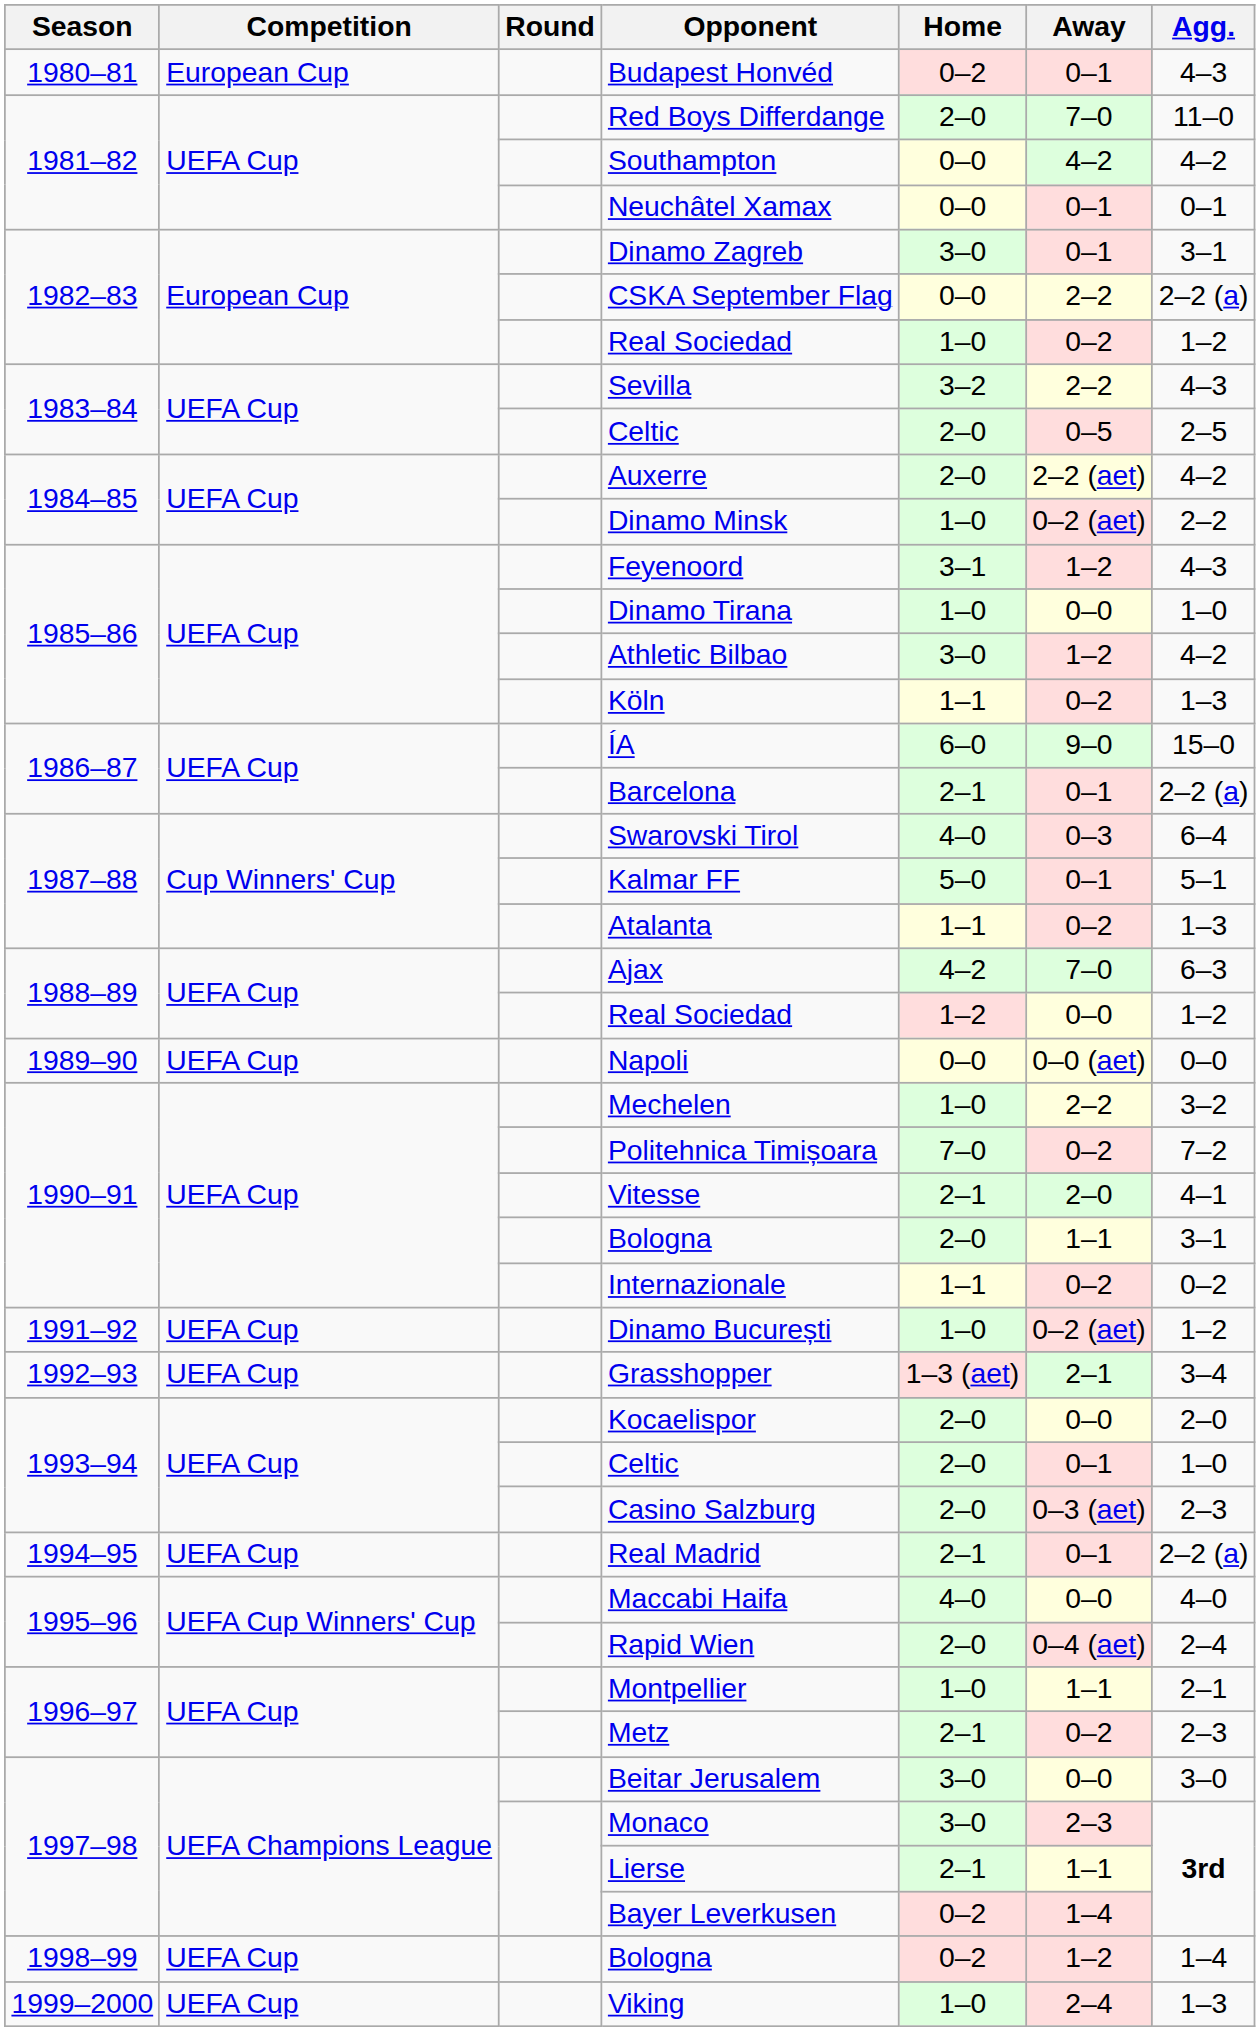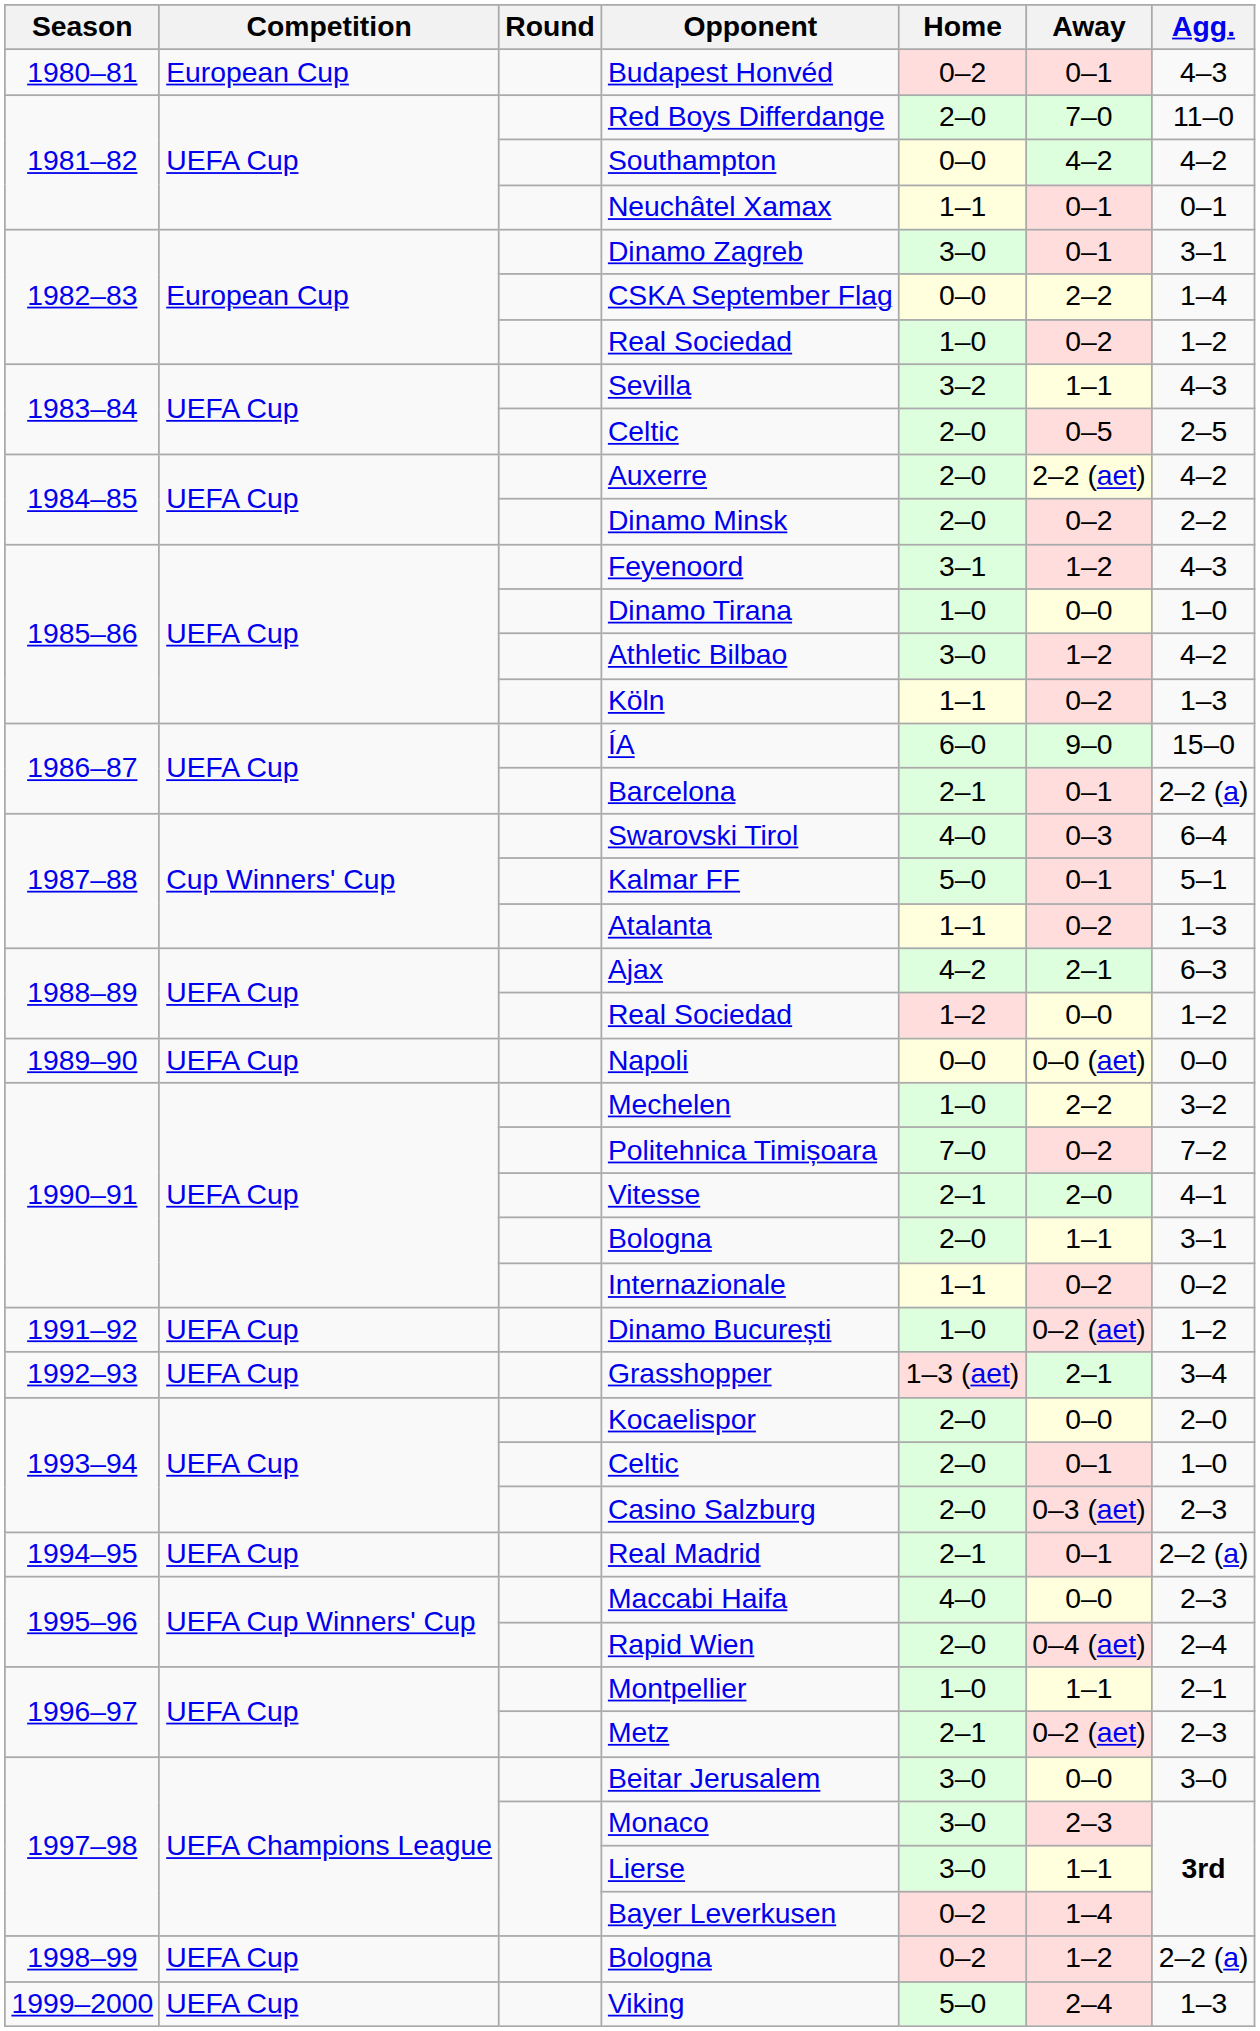(963, 206) 0–0 -> (963, 206) 1–1
(1204, 296) 2–2 (a) -> (1204, 296) 1–4
(1089, 386) 2–2 -> (1089, 386) 1–1
(963, 521) 1–0 -> (963, 521) 2–0
(1089, 521) 0–2 (aet) -> (1089, 521) 0–2
(1089, 970) 7–0 -> (1089, 970) 2–1
(1204, 1598) 4–0 -> (1204, 1598) 2–3
(1089, 1733) 0–2 -> (1089, 1733) 0–2 (aet)
(963, 1868) 2–1 -> (963, 1868) 3–0
(1204, 1958) 1–4 -> (1204, 1958) 2–2 (a)
(963, 2003) 1–0 -> (963, 2003) 5–0
